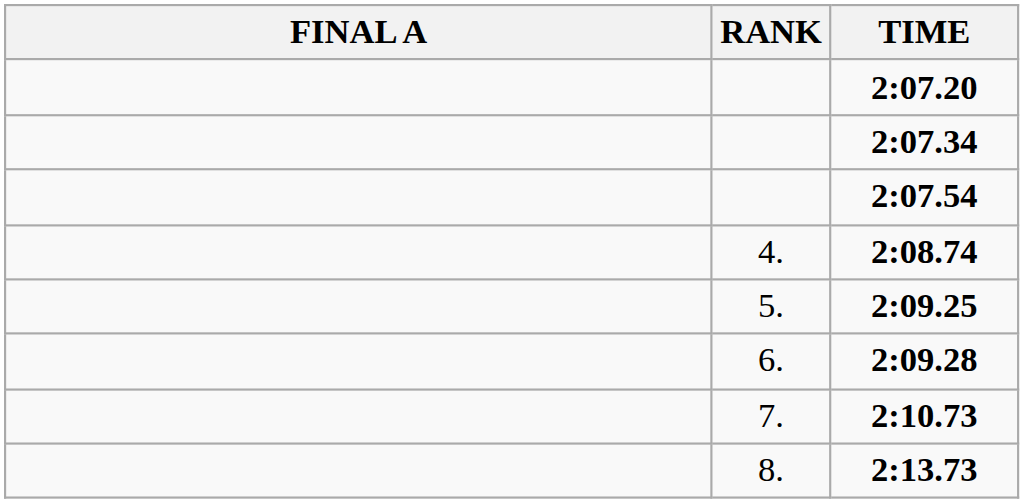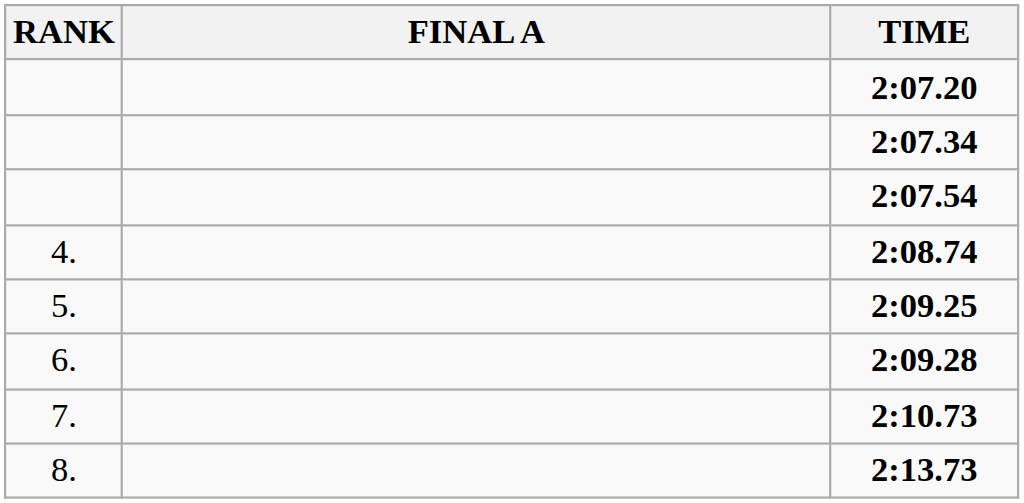columns swapped: (771, 31) <-> (359, 31)
